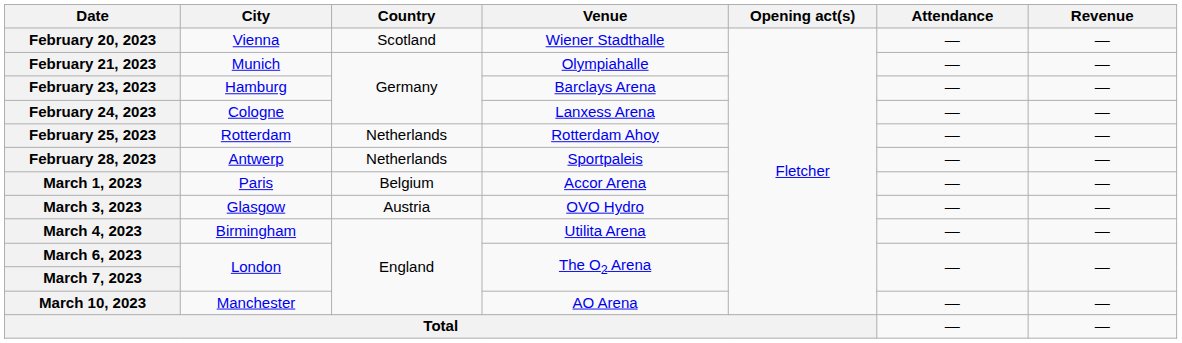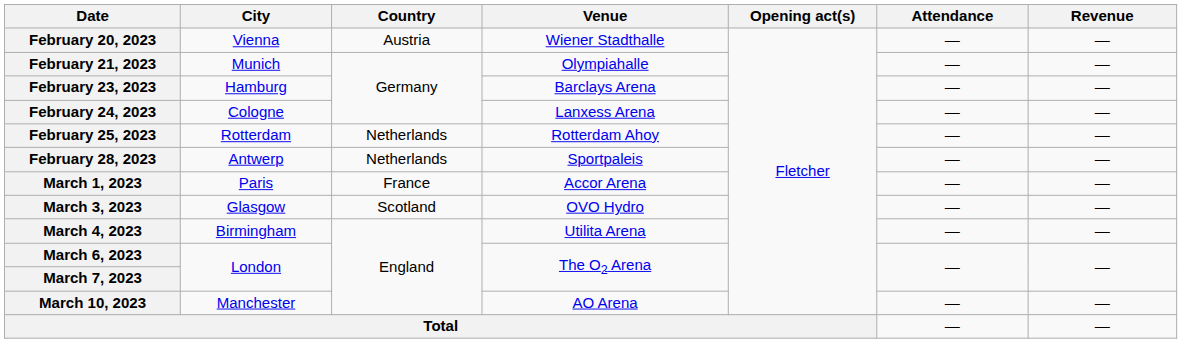(407, 40) Scotland -> (407, 40) Austria
(407, 183) Belgium -> (407, 183) France
(407, 207) Austria -> (407, 207) Scotland
